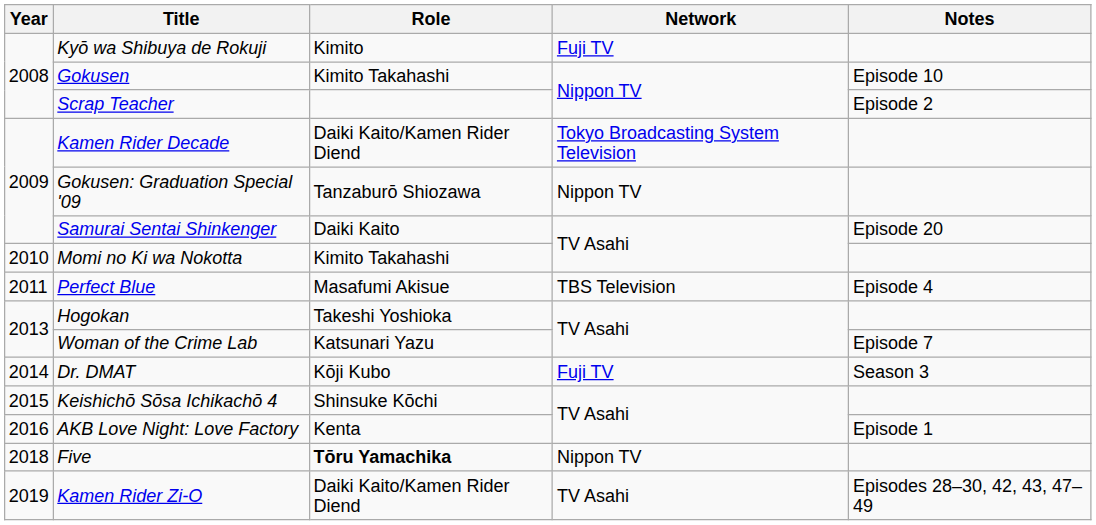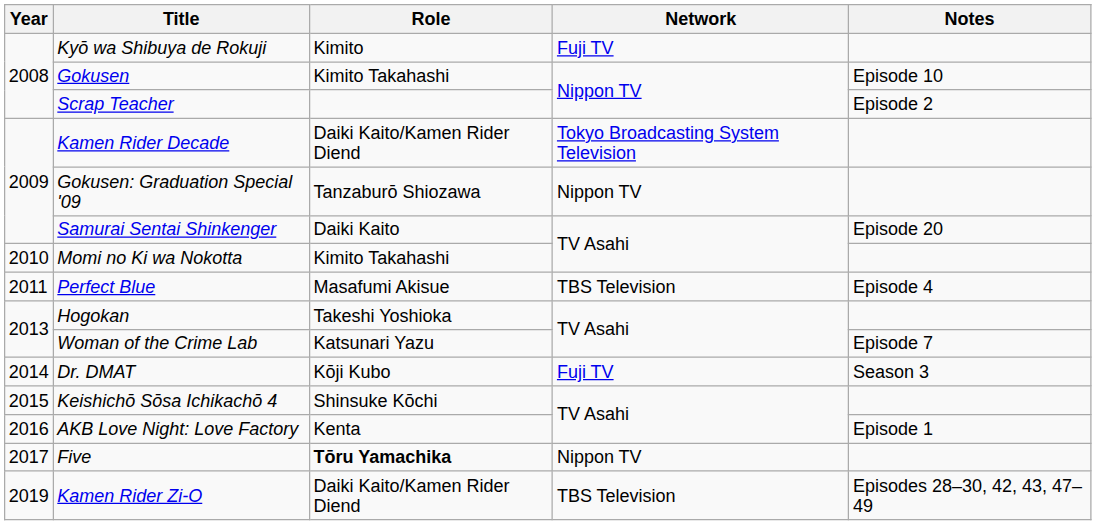(29, 457) 2018 -> (29, 457) 2017
(593, 496) TV Asahi -> (616, 496) TBS Television
